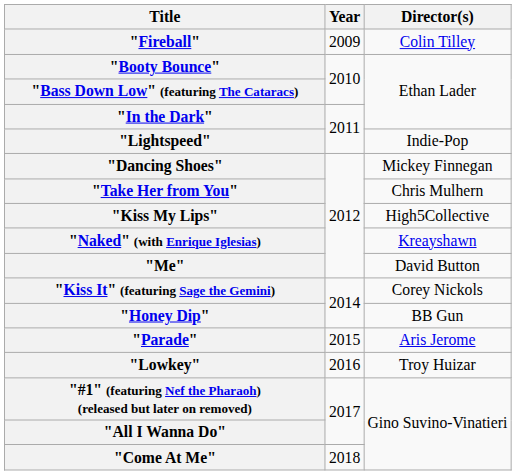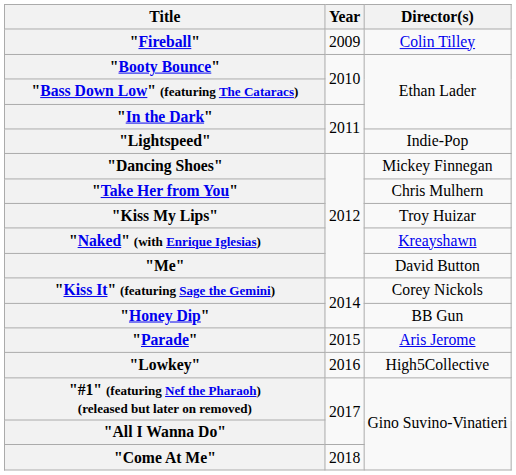(437, 215) High5Collective -> (437, 215) Troy Huizar
(437, 365) Troy Huizar -> (437, 365) High5Collective
